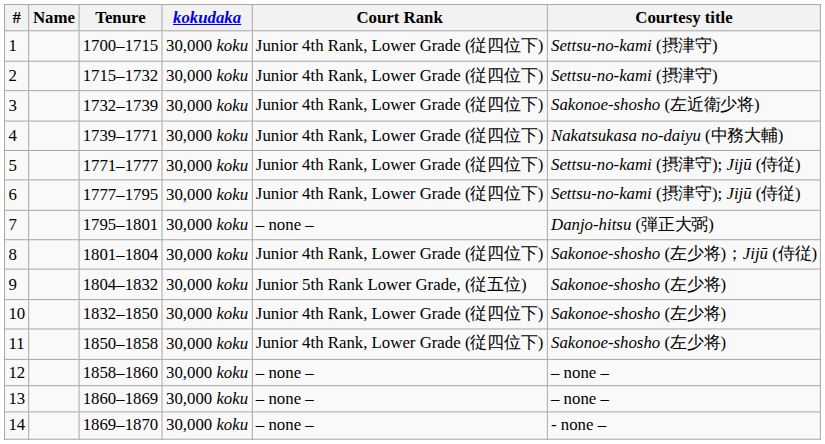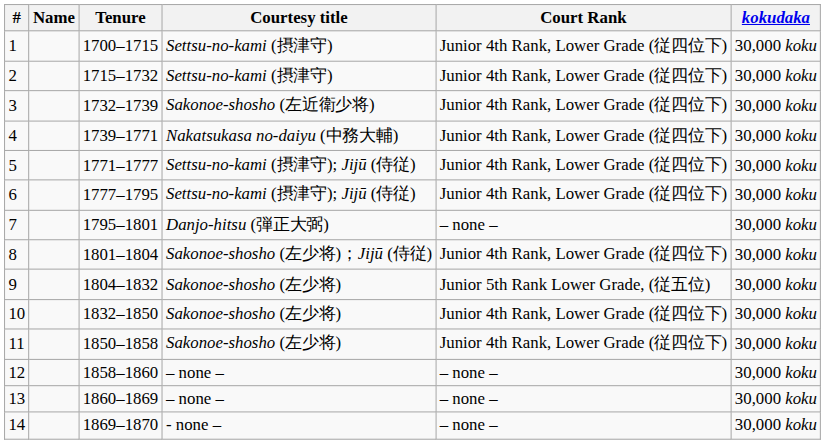columns swapped: (684, 17) <-> (207, 17)
